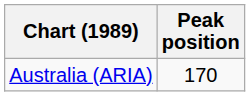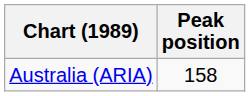(201, 74) 170 -> (201, 74) 158
